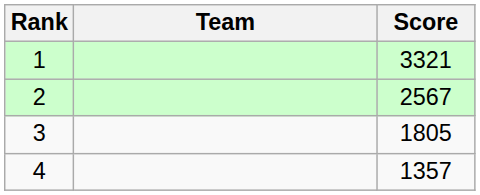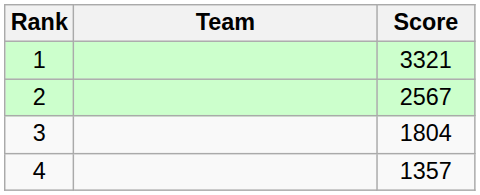(426, 134) 1805 -> (426, 134) 1804
